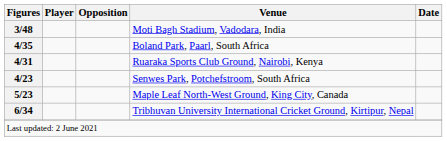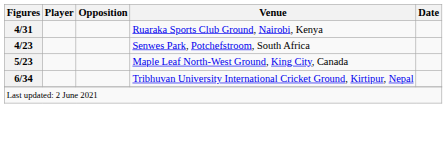- row: (209, 29)
- row: (201, 45)
